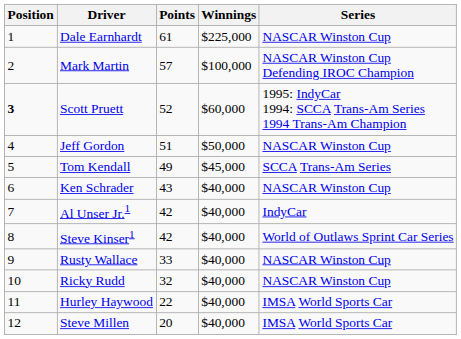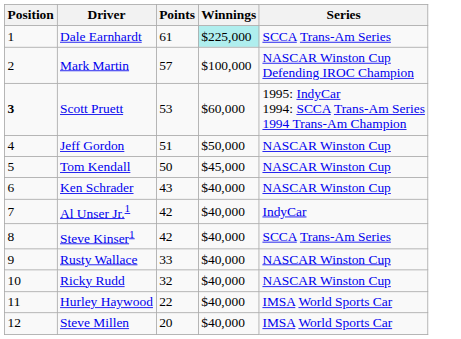(226, 36) no background -> (226, 36) paleturquoise background
(327, 36) NASCAR Winston Cup -> (327, 36) SCCA Trans-Am Series
(166, 109) 52 -> (166, 109) 53
(166, 167) 49 -> (166, 167) 50
(327, 167) SCCA Trans-Am Series -> (327, 167) NASCAR Winston Cup
(358, 236) World of Outlaws Sprint Car Series -> (327, 236) SCCA Trans-Am Series
